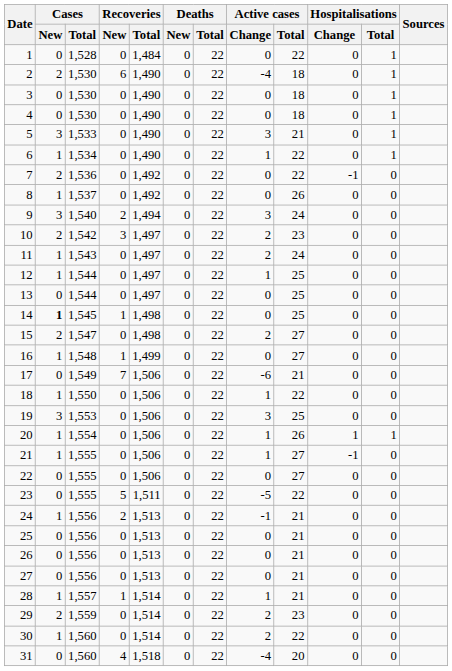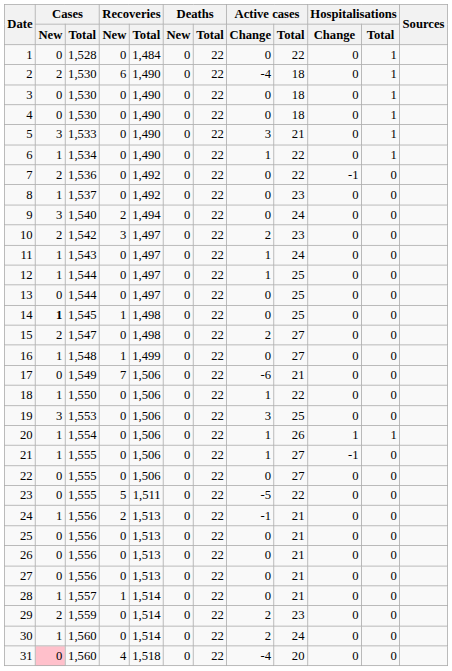(298, 194) 26 -> (298, 194) 23
(268, 214) 3 -> (268, 214) 0
(268, 255) 2 -> (268, 255) 1
(268, 595) 1 -> (268, 595) 0
(298, 635) 22 -> (298, 635) 24
(59, 656) no background -> (59, 656) pink background
